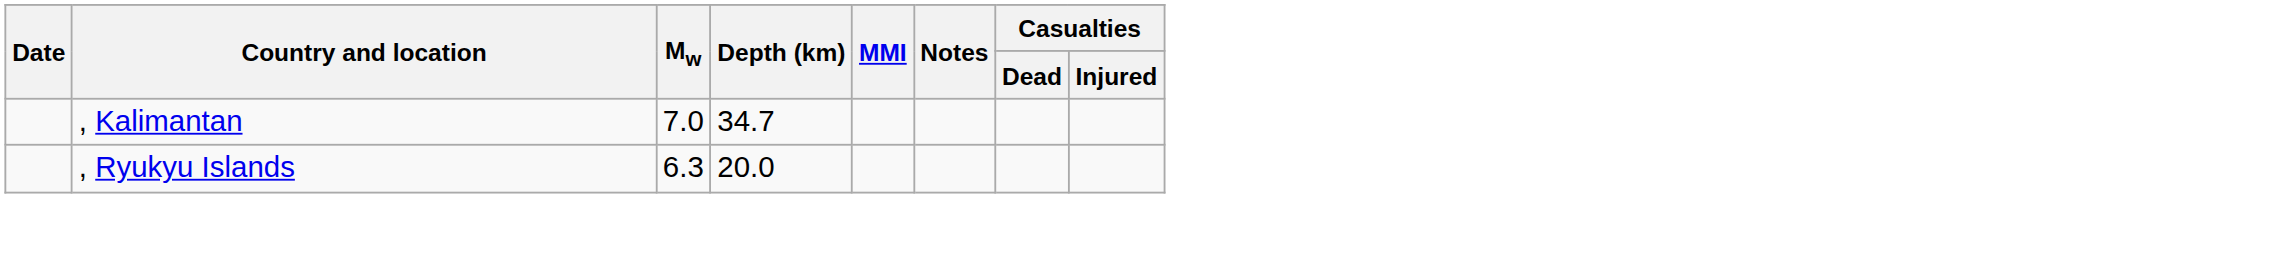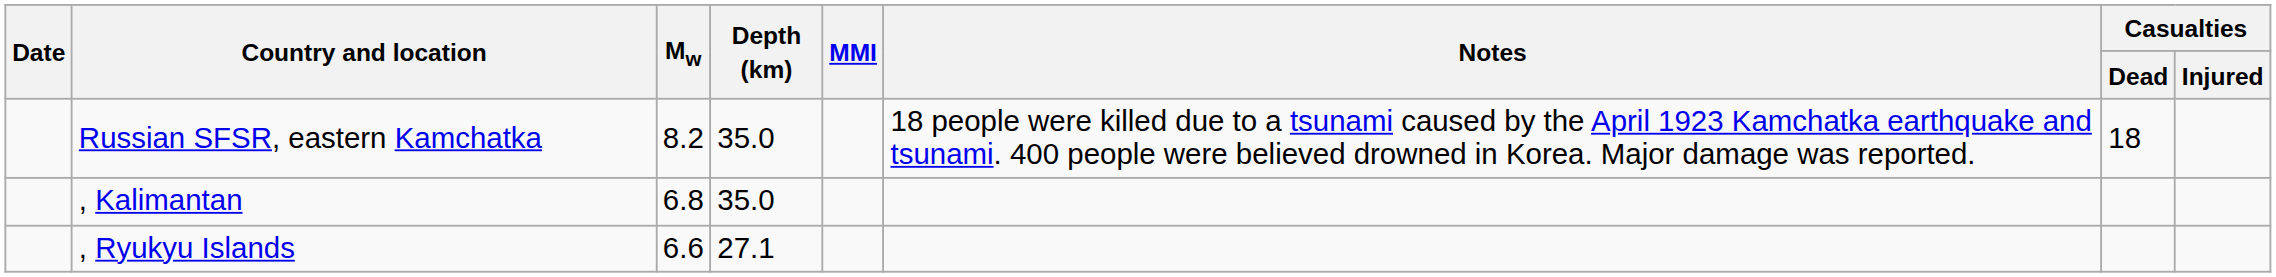+ row: (310, 137)
(683, 121) 7.0 -> (683, 201) 6.8
(746, 121) 34.7 -> (746, 201) 35.0
(683, 167) 6.3 -> (683, 247) 6.6
(746, 167) 20.0 -> (746, 247) 27.1
